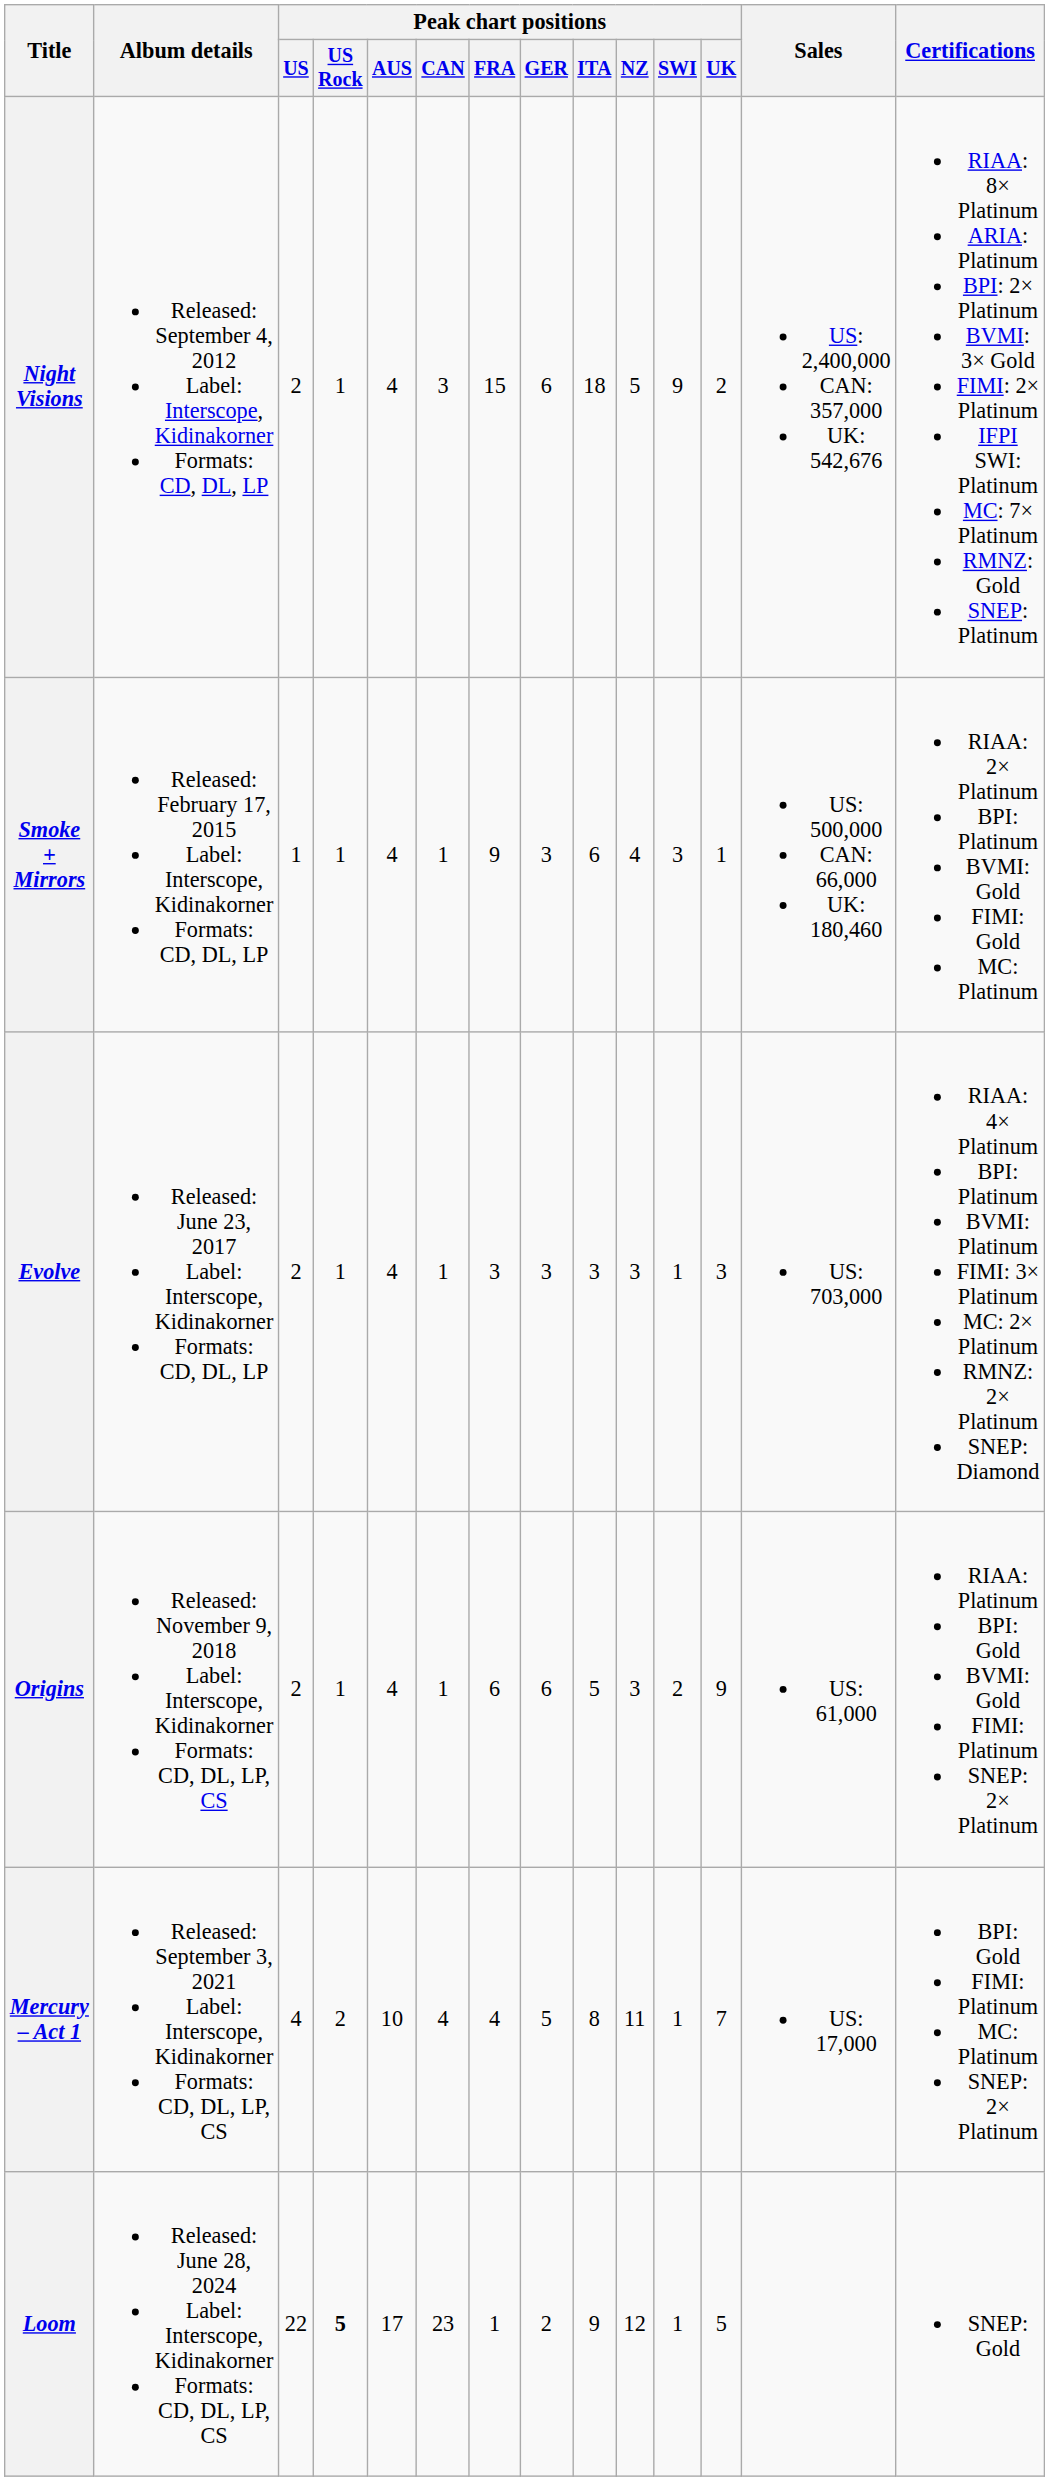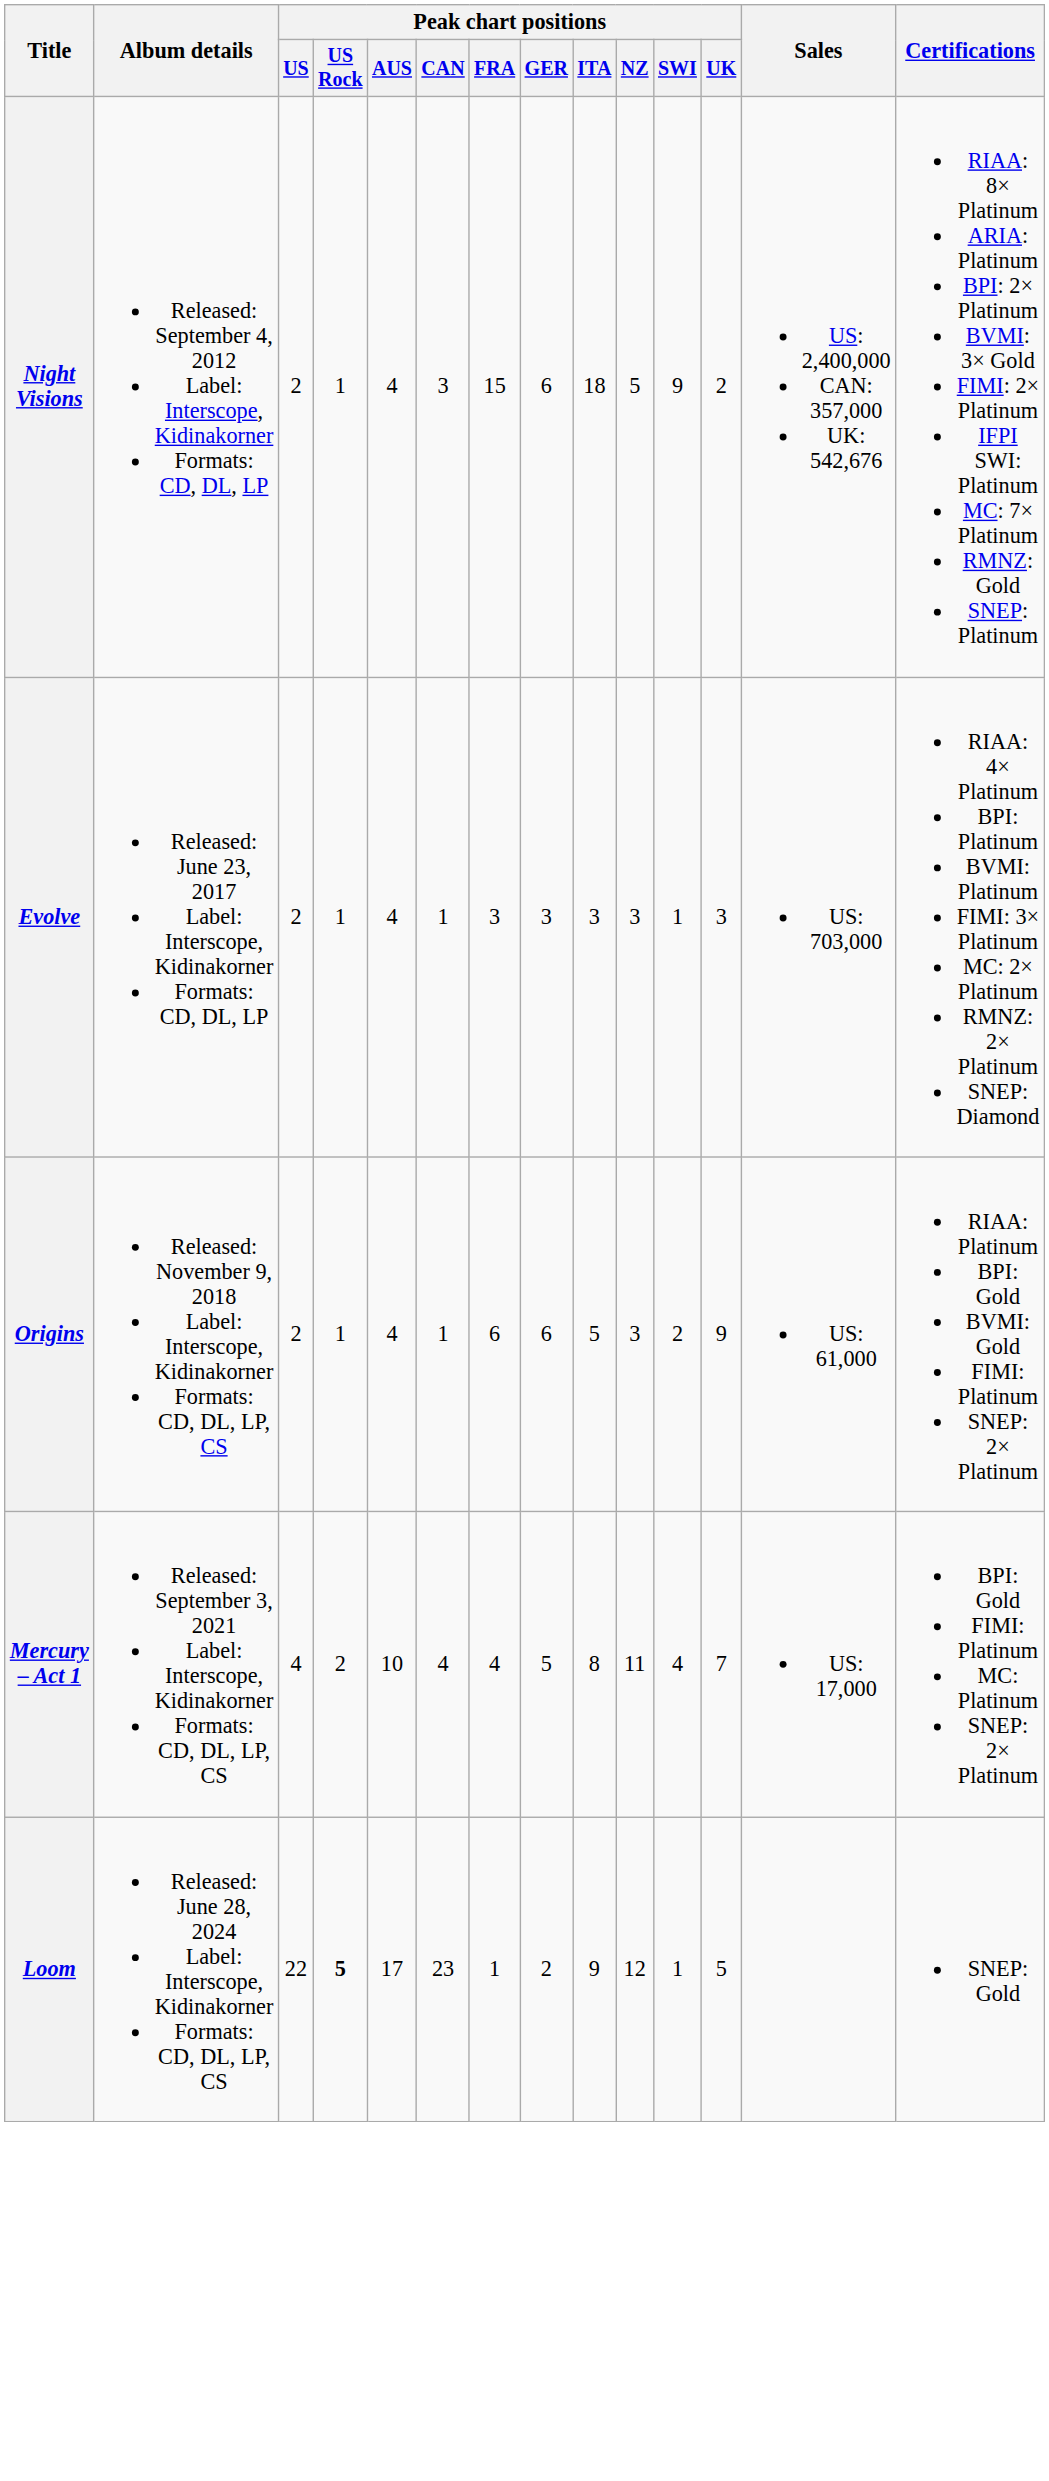- row: (49, 854)
(677, 2019) 1 -> (677, 1664) 4
